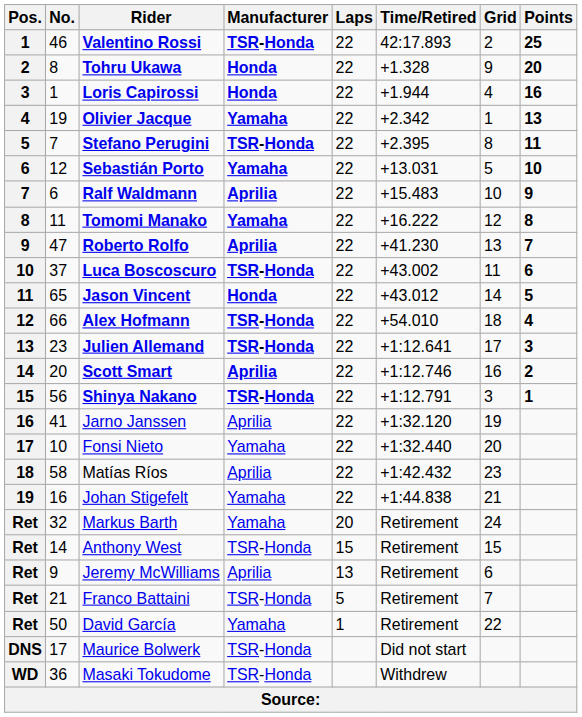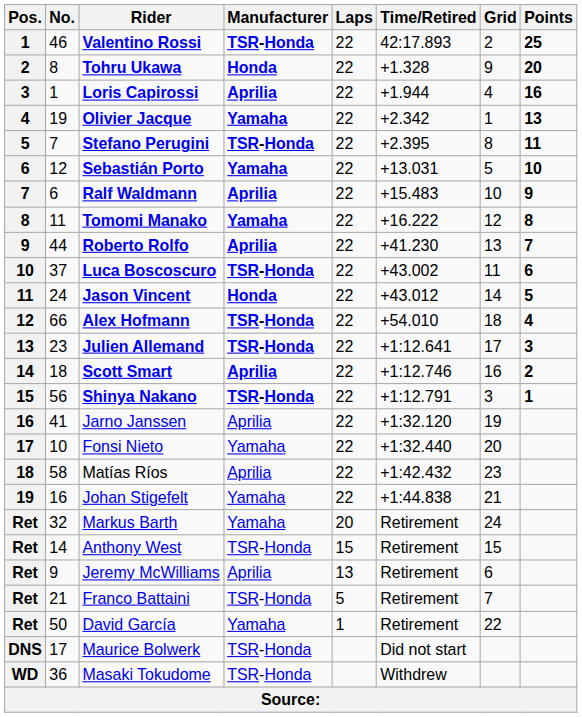(252, 93) Honda -> (252, 93) Aprilia
(58, 245) 47 -> (58, 245) 44
(58, 295) 65 -> (58, 295) 24
(58, 371) 20 -> (58, 371) 18
